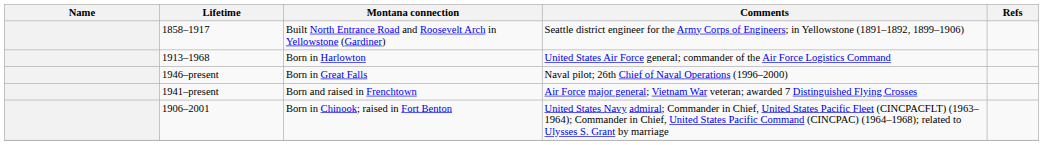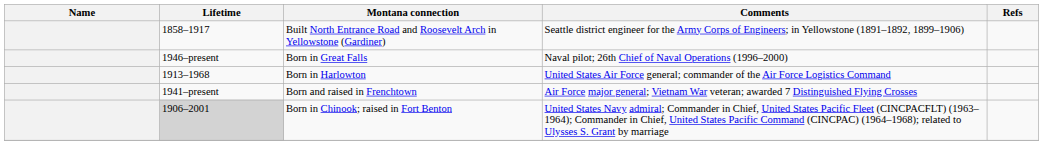rows swapped: (326, 58) <-> (327, 74)
(186, 108) no background -> (186, 108) lightgrey background
